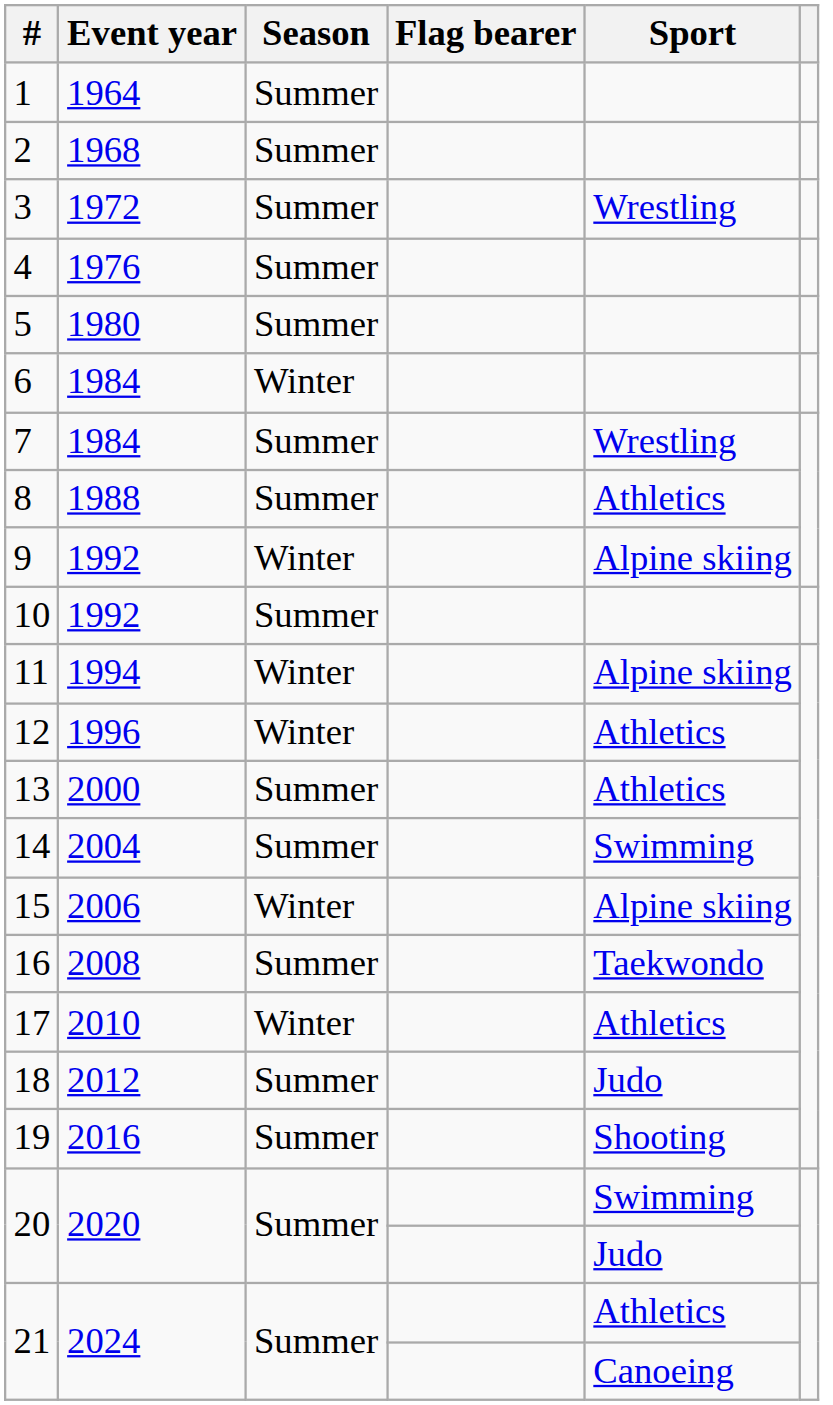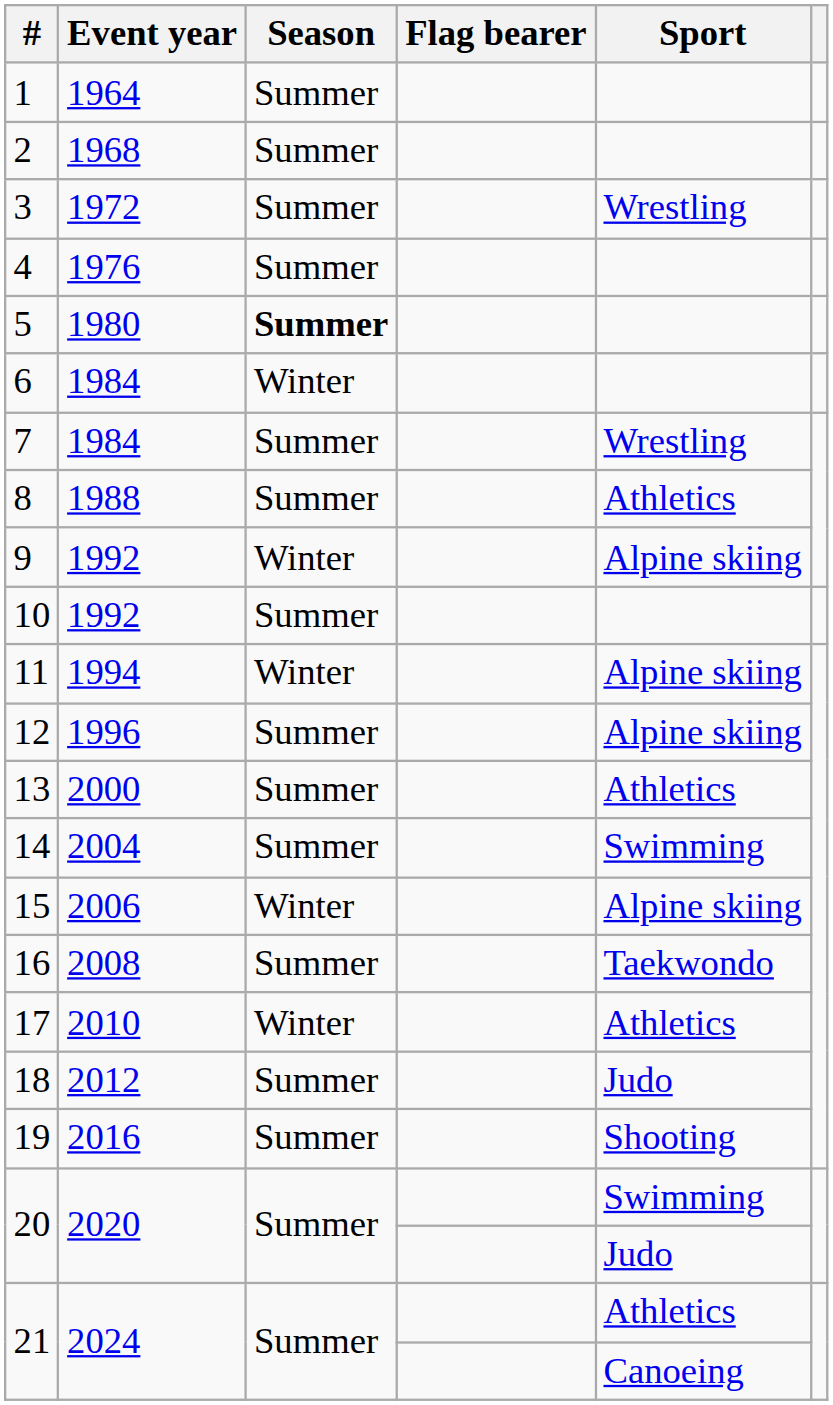(316, 324) normal -> (321, 324) bold
(304, 730) Winter -> (316, 730) Summer
(659, 730) Athletics -> (703, 730) Alpine skiing
